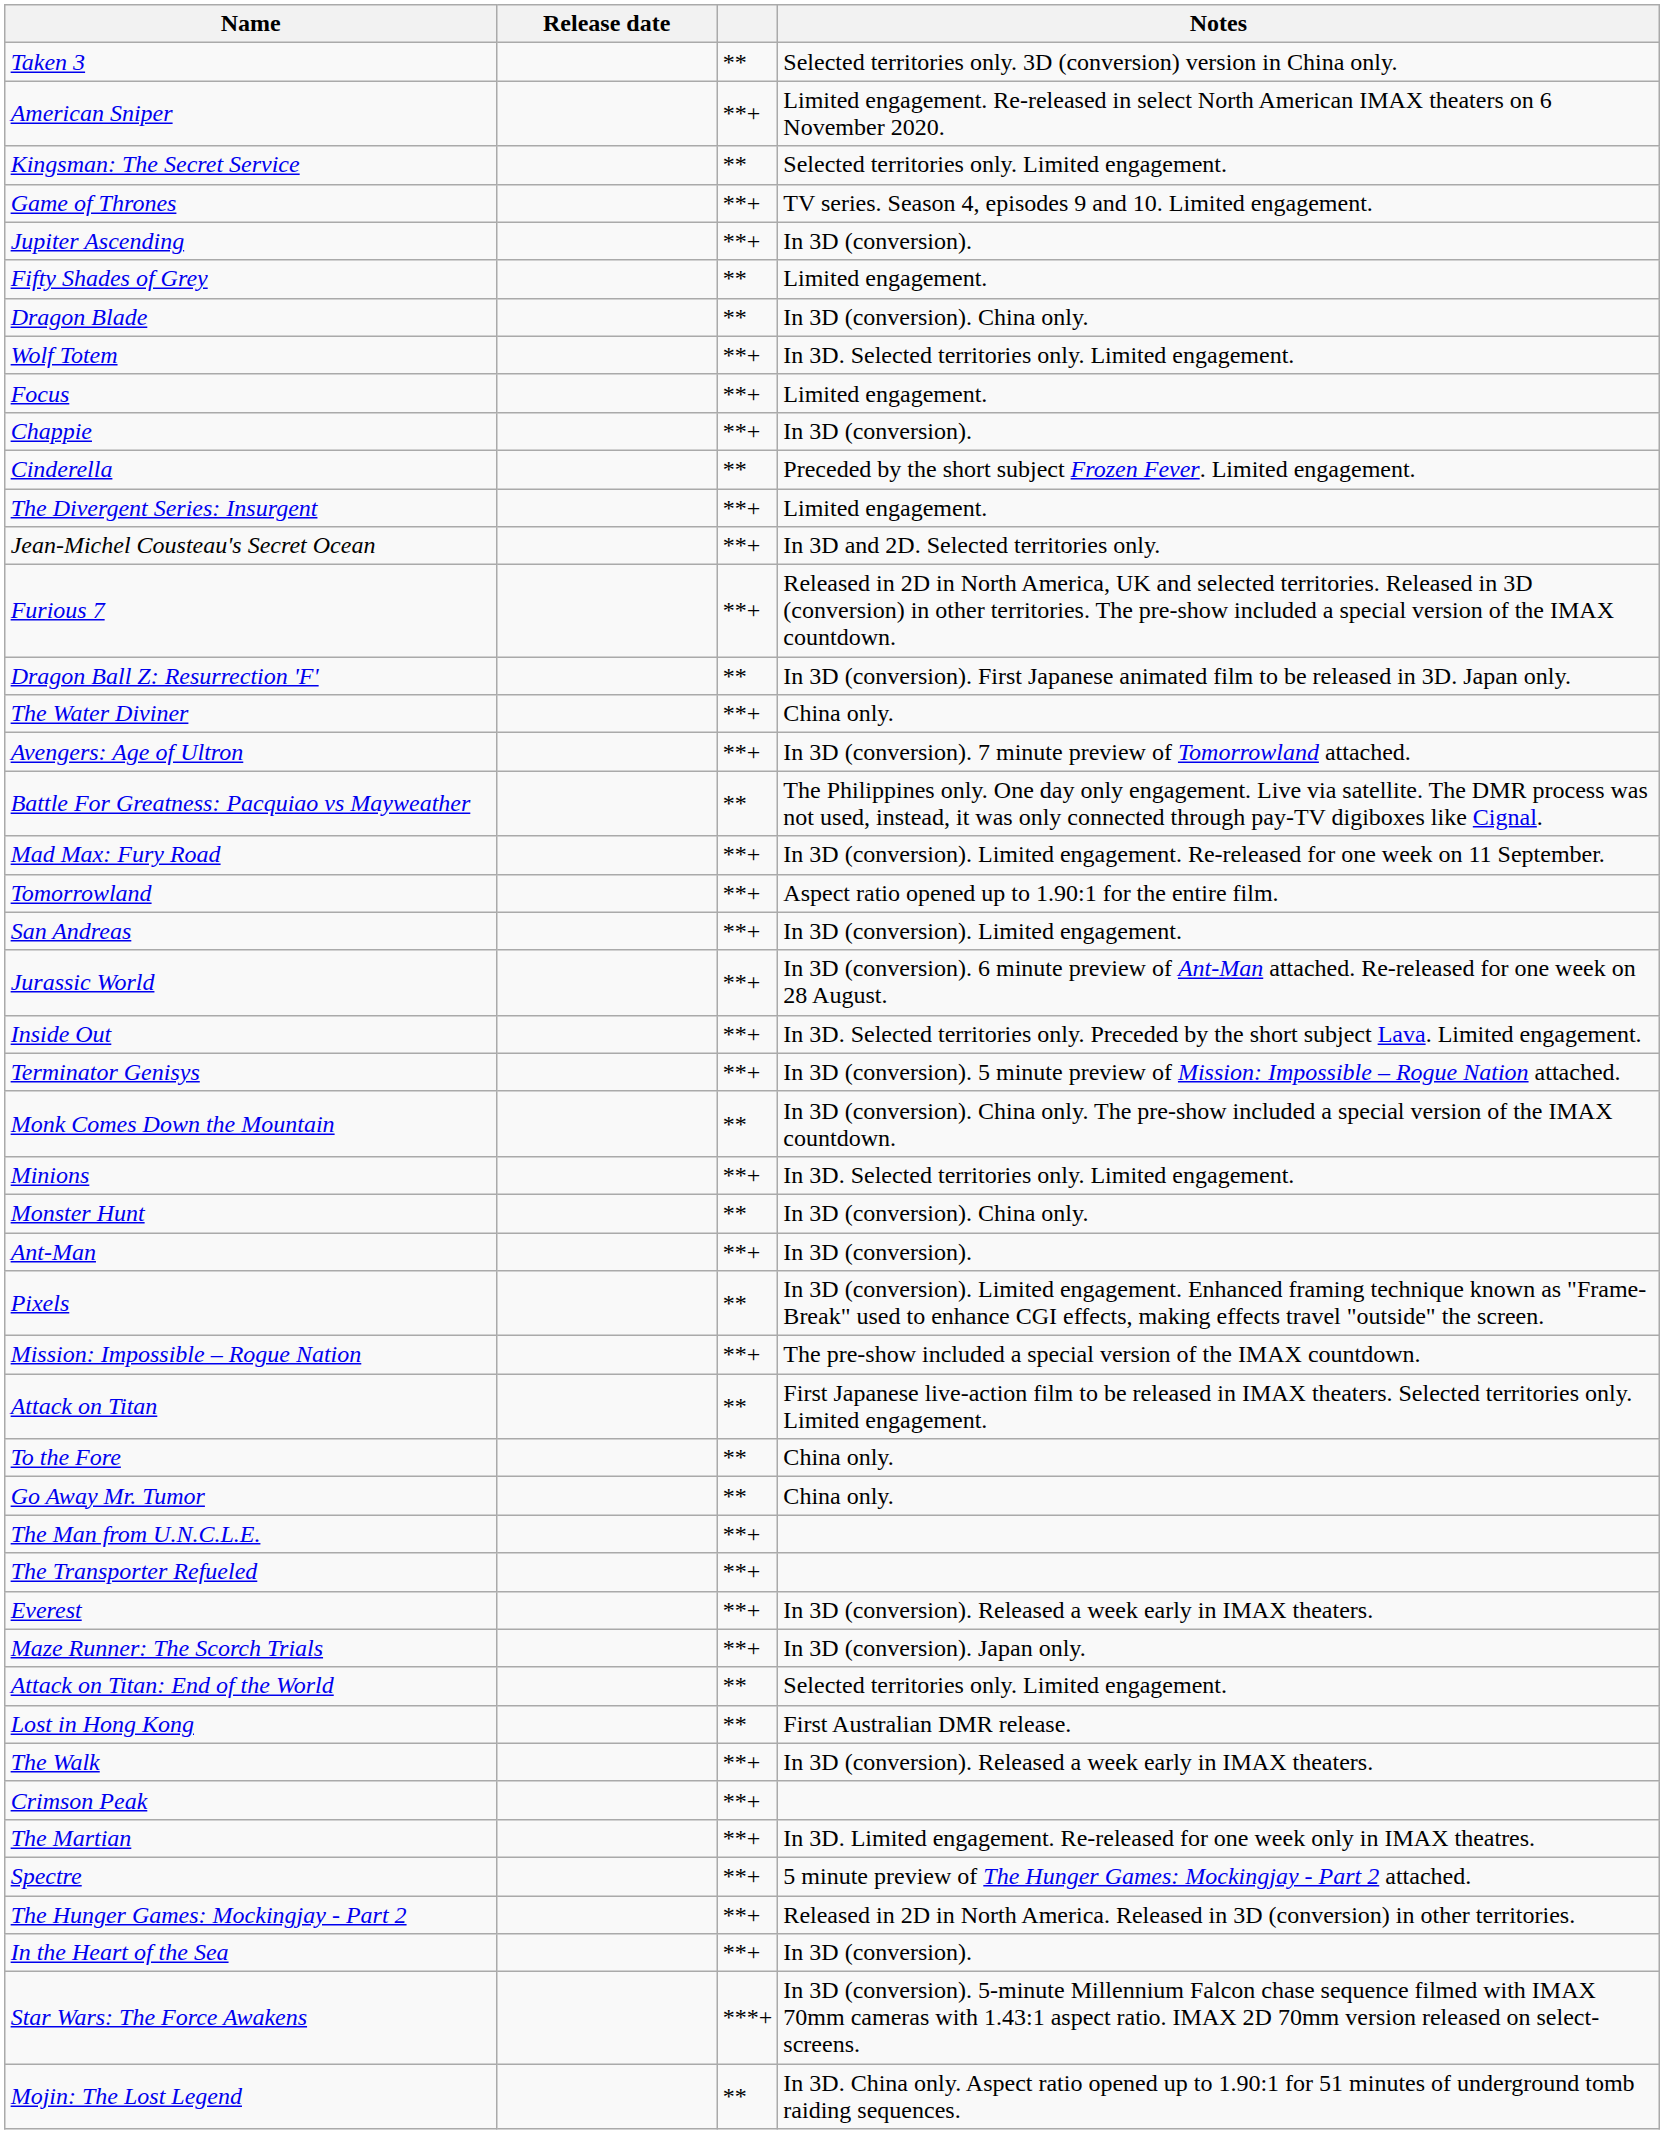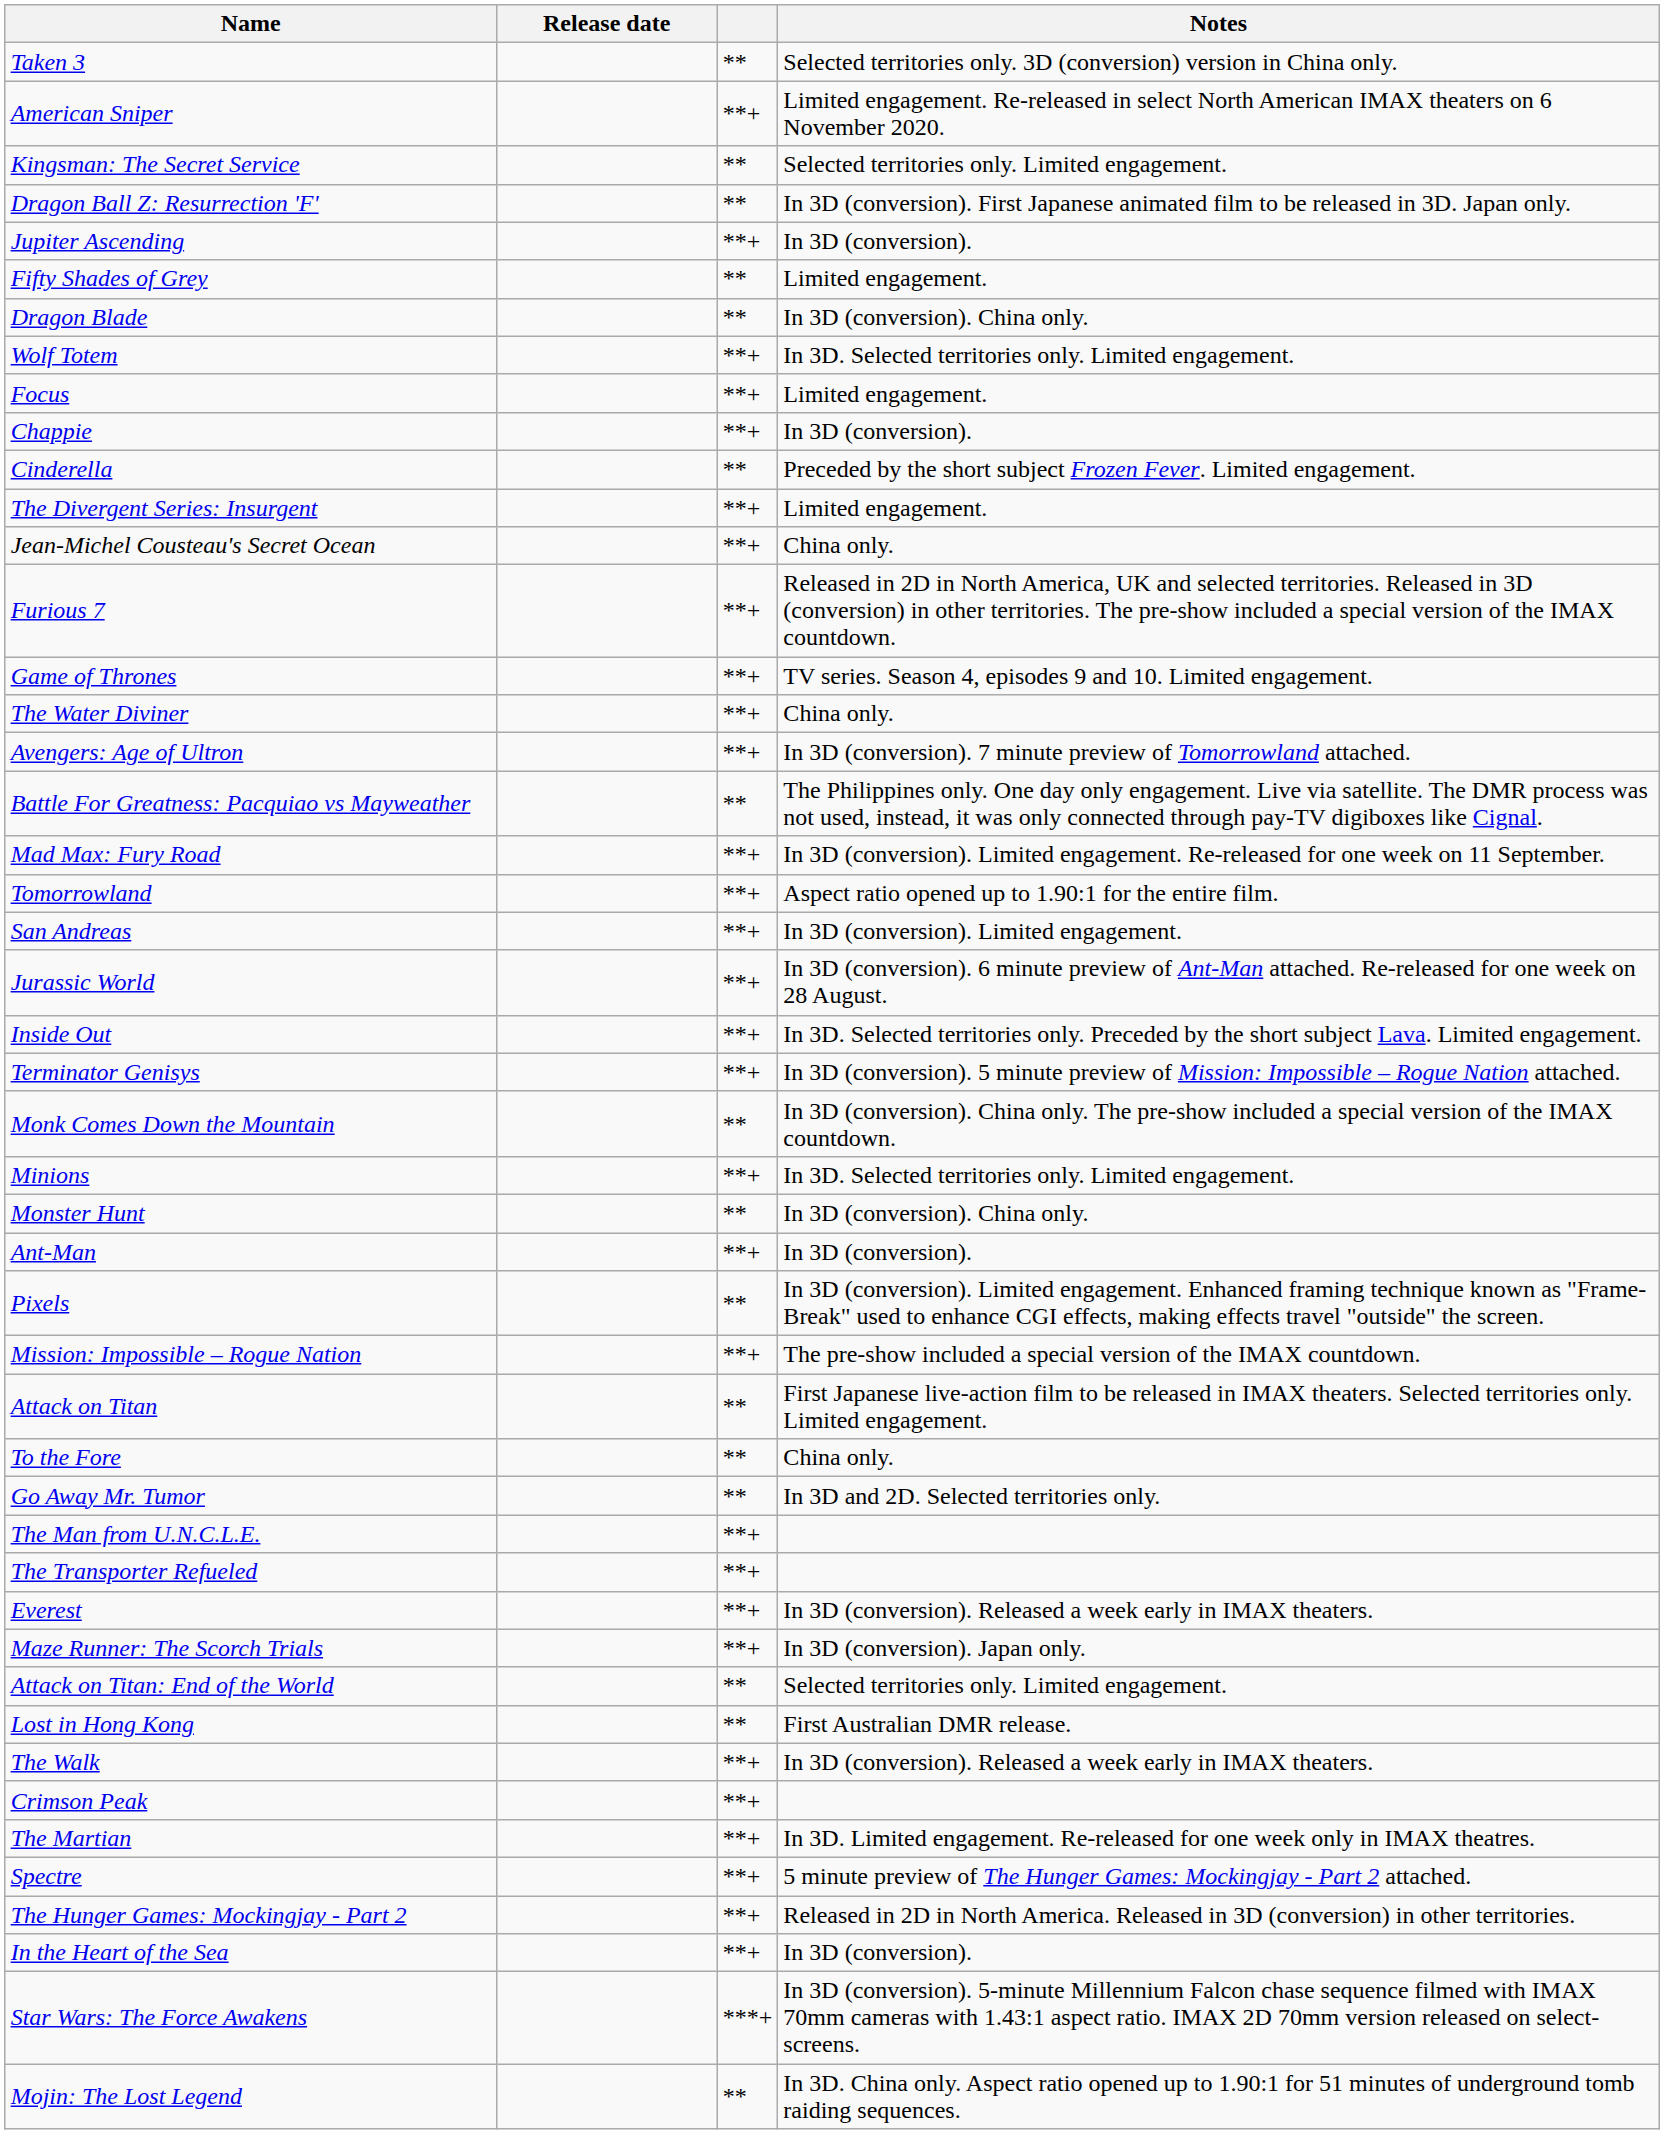rows swapped: (94, 202) <-> (165, 675)
(972, 545) In 3D and 2D. Selected territories only. -> (839, 545) China only.
(839, 1495) China only. -> (972, 1495) In 3D and 2D. Selected territories only.
